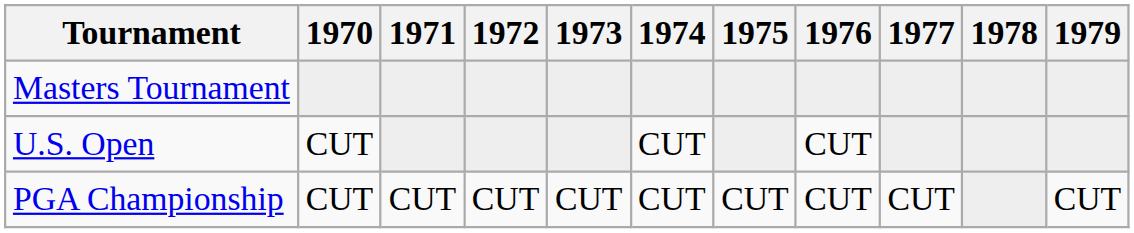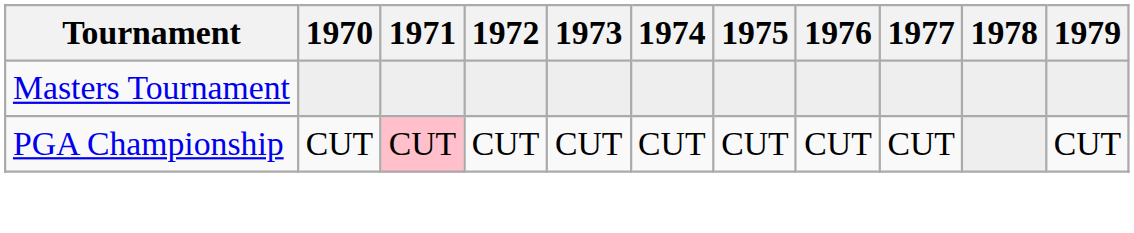- row: (84, 143)
(422, 199) no background -> (422, 143) pink background
